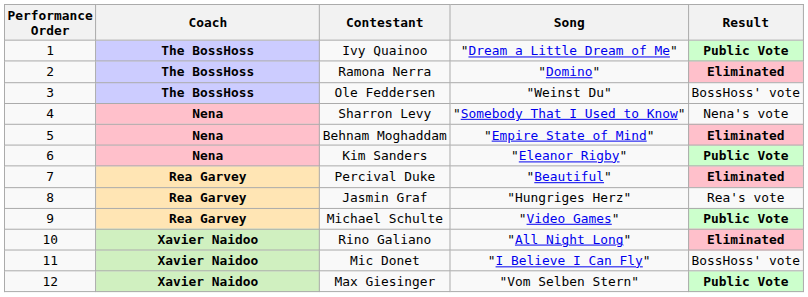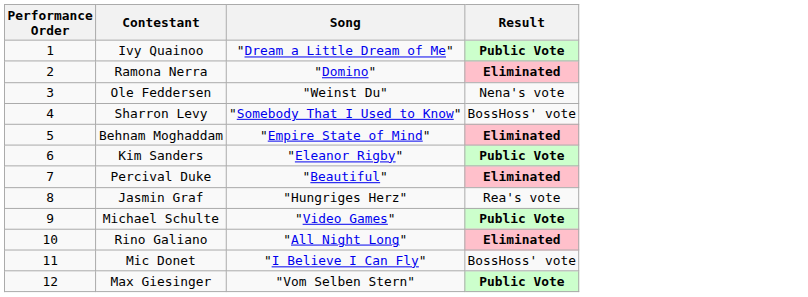- column: (208, 22)
(746, 93) BossHoss' vote -> (522, 93) Nena's vote
(746, 114) Nena's vote -> (522, 114) BossHoss' vote
